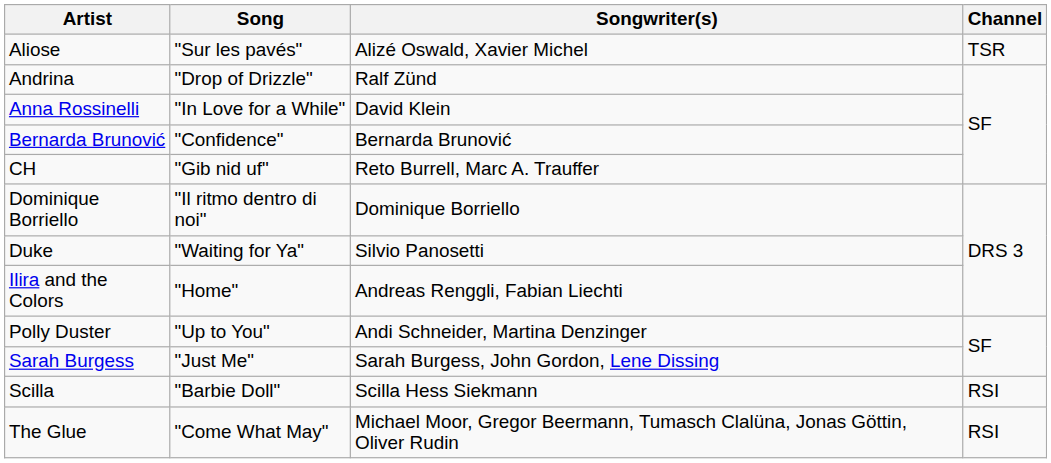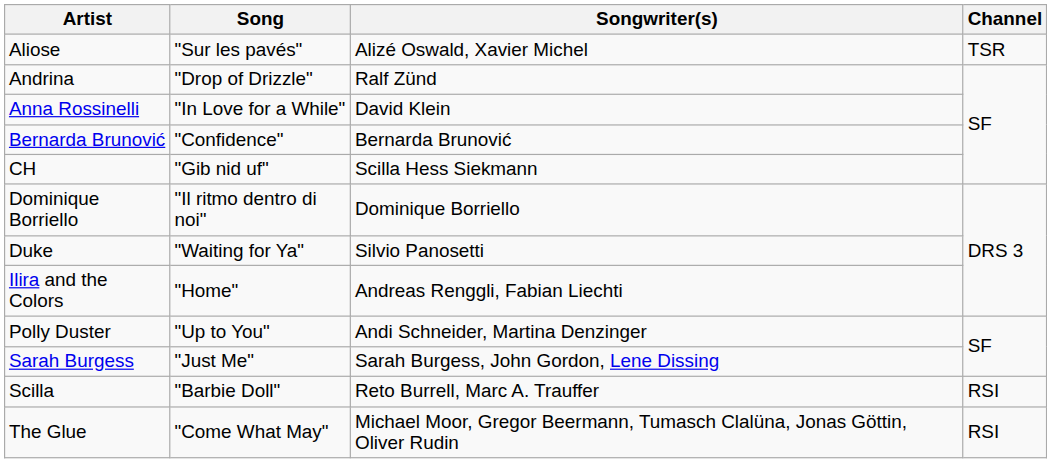(477, 169) Reto Burrell, Marc A. Trauffer -> (446, 169) Scilla Hess Siekmann
(446, 391) Scilla Hess Siekmann -> (477, 391) Reto Burrell, Marc A. Trauffer
